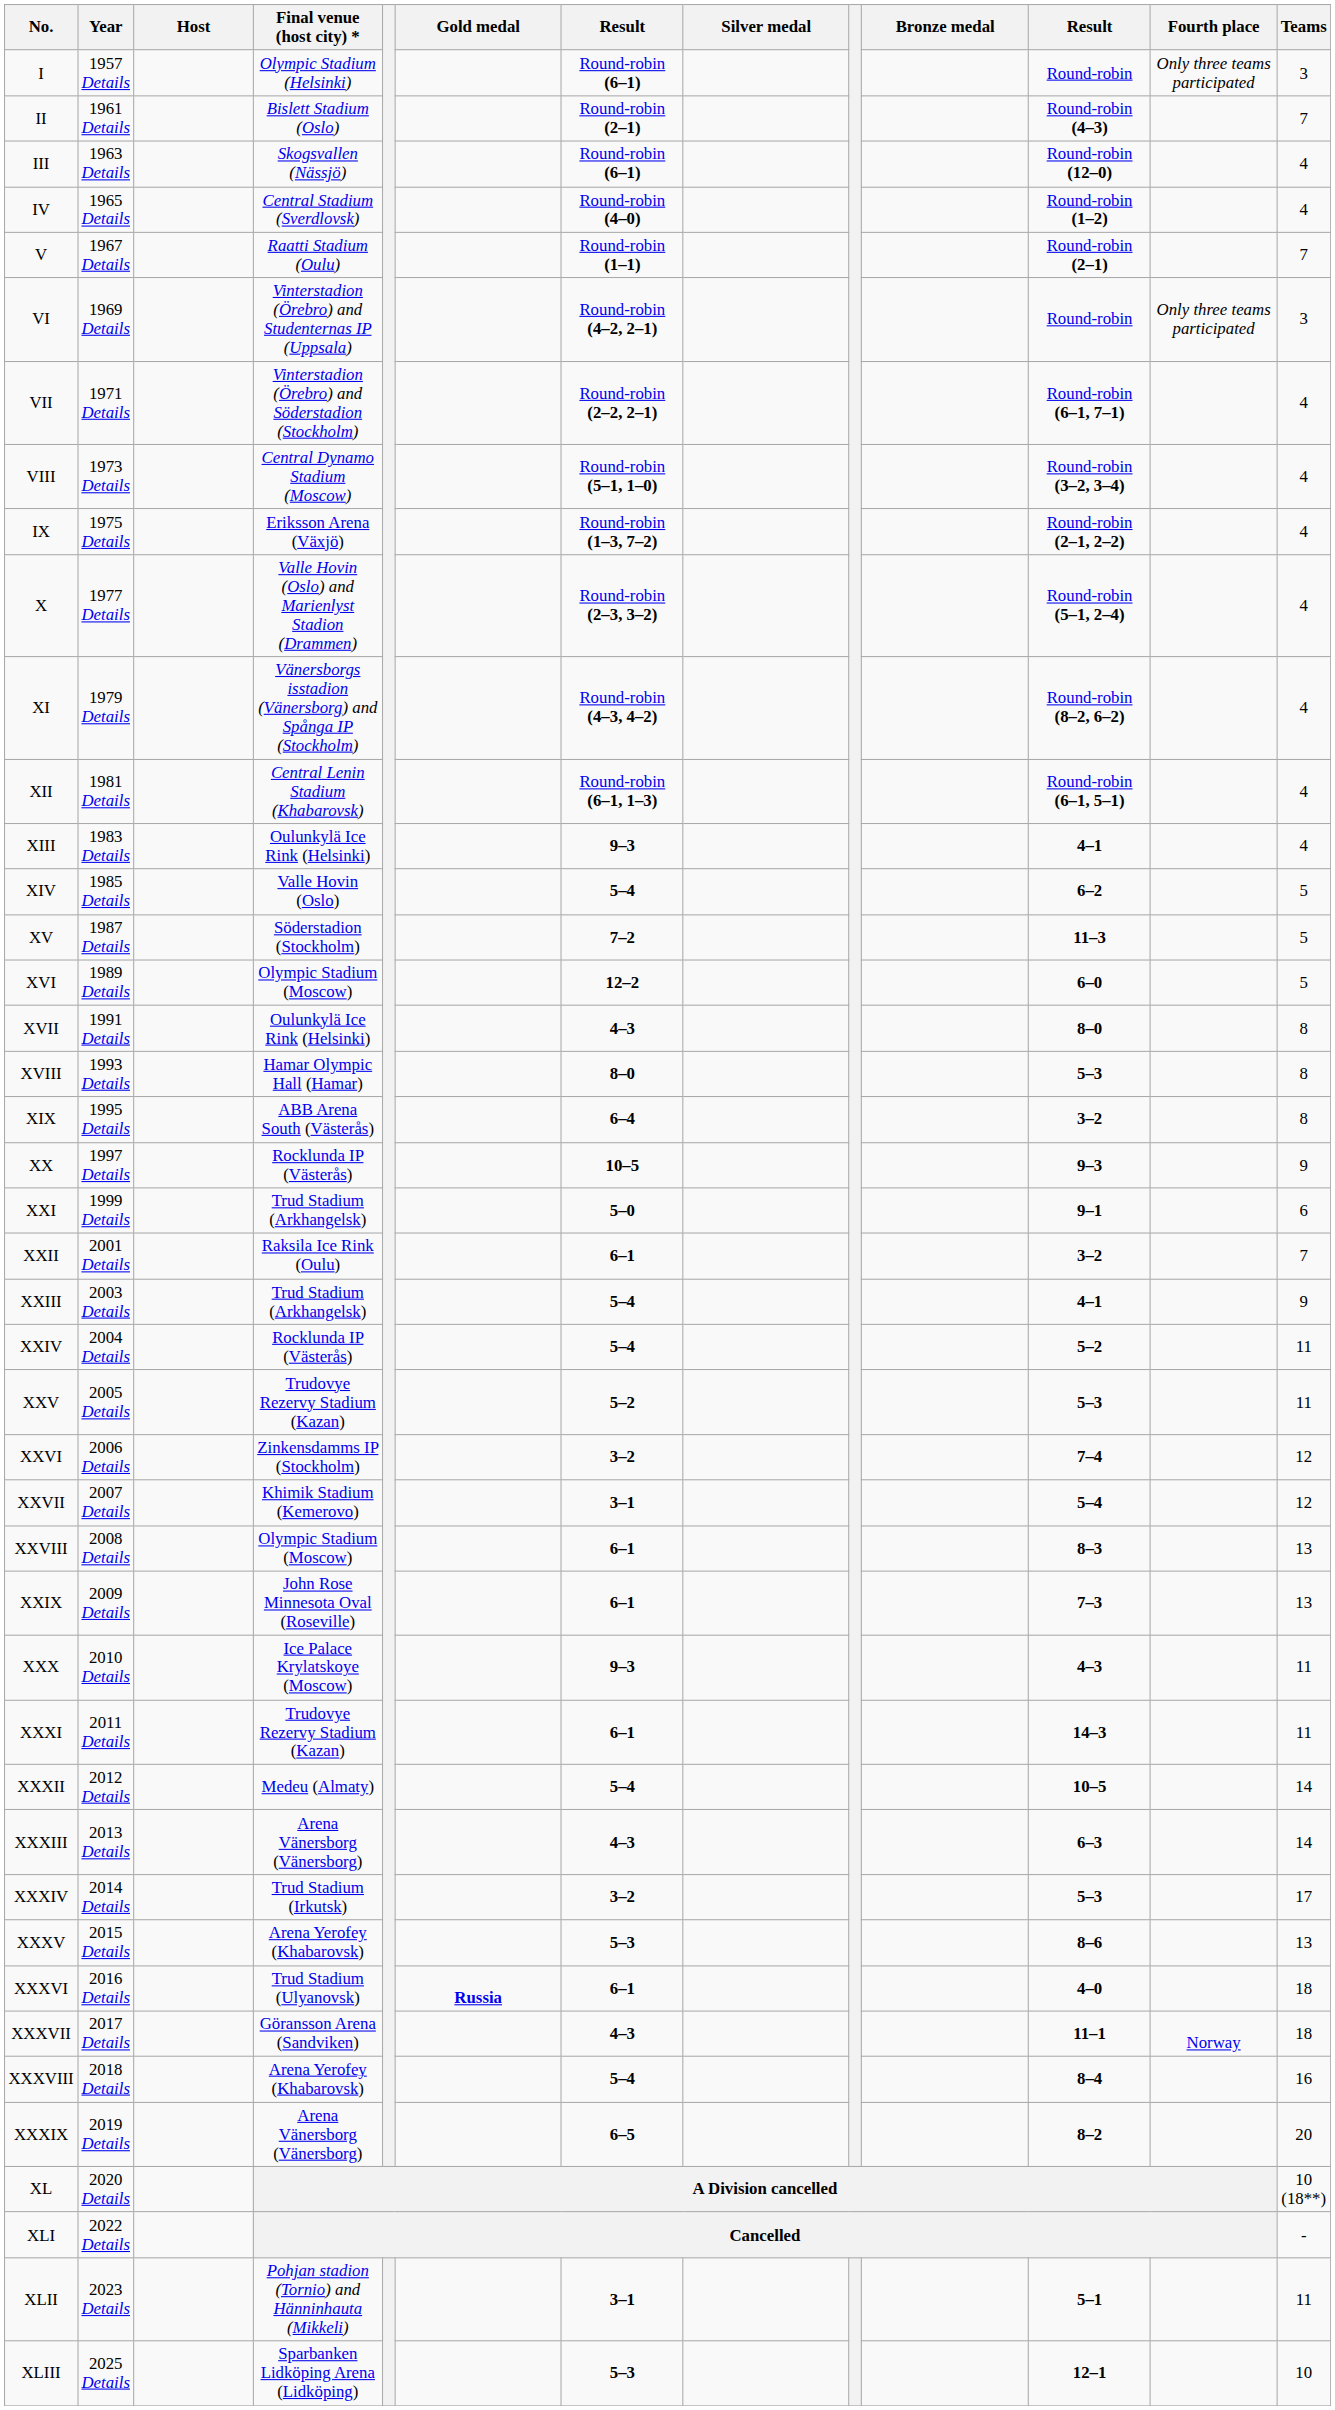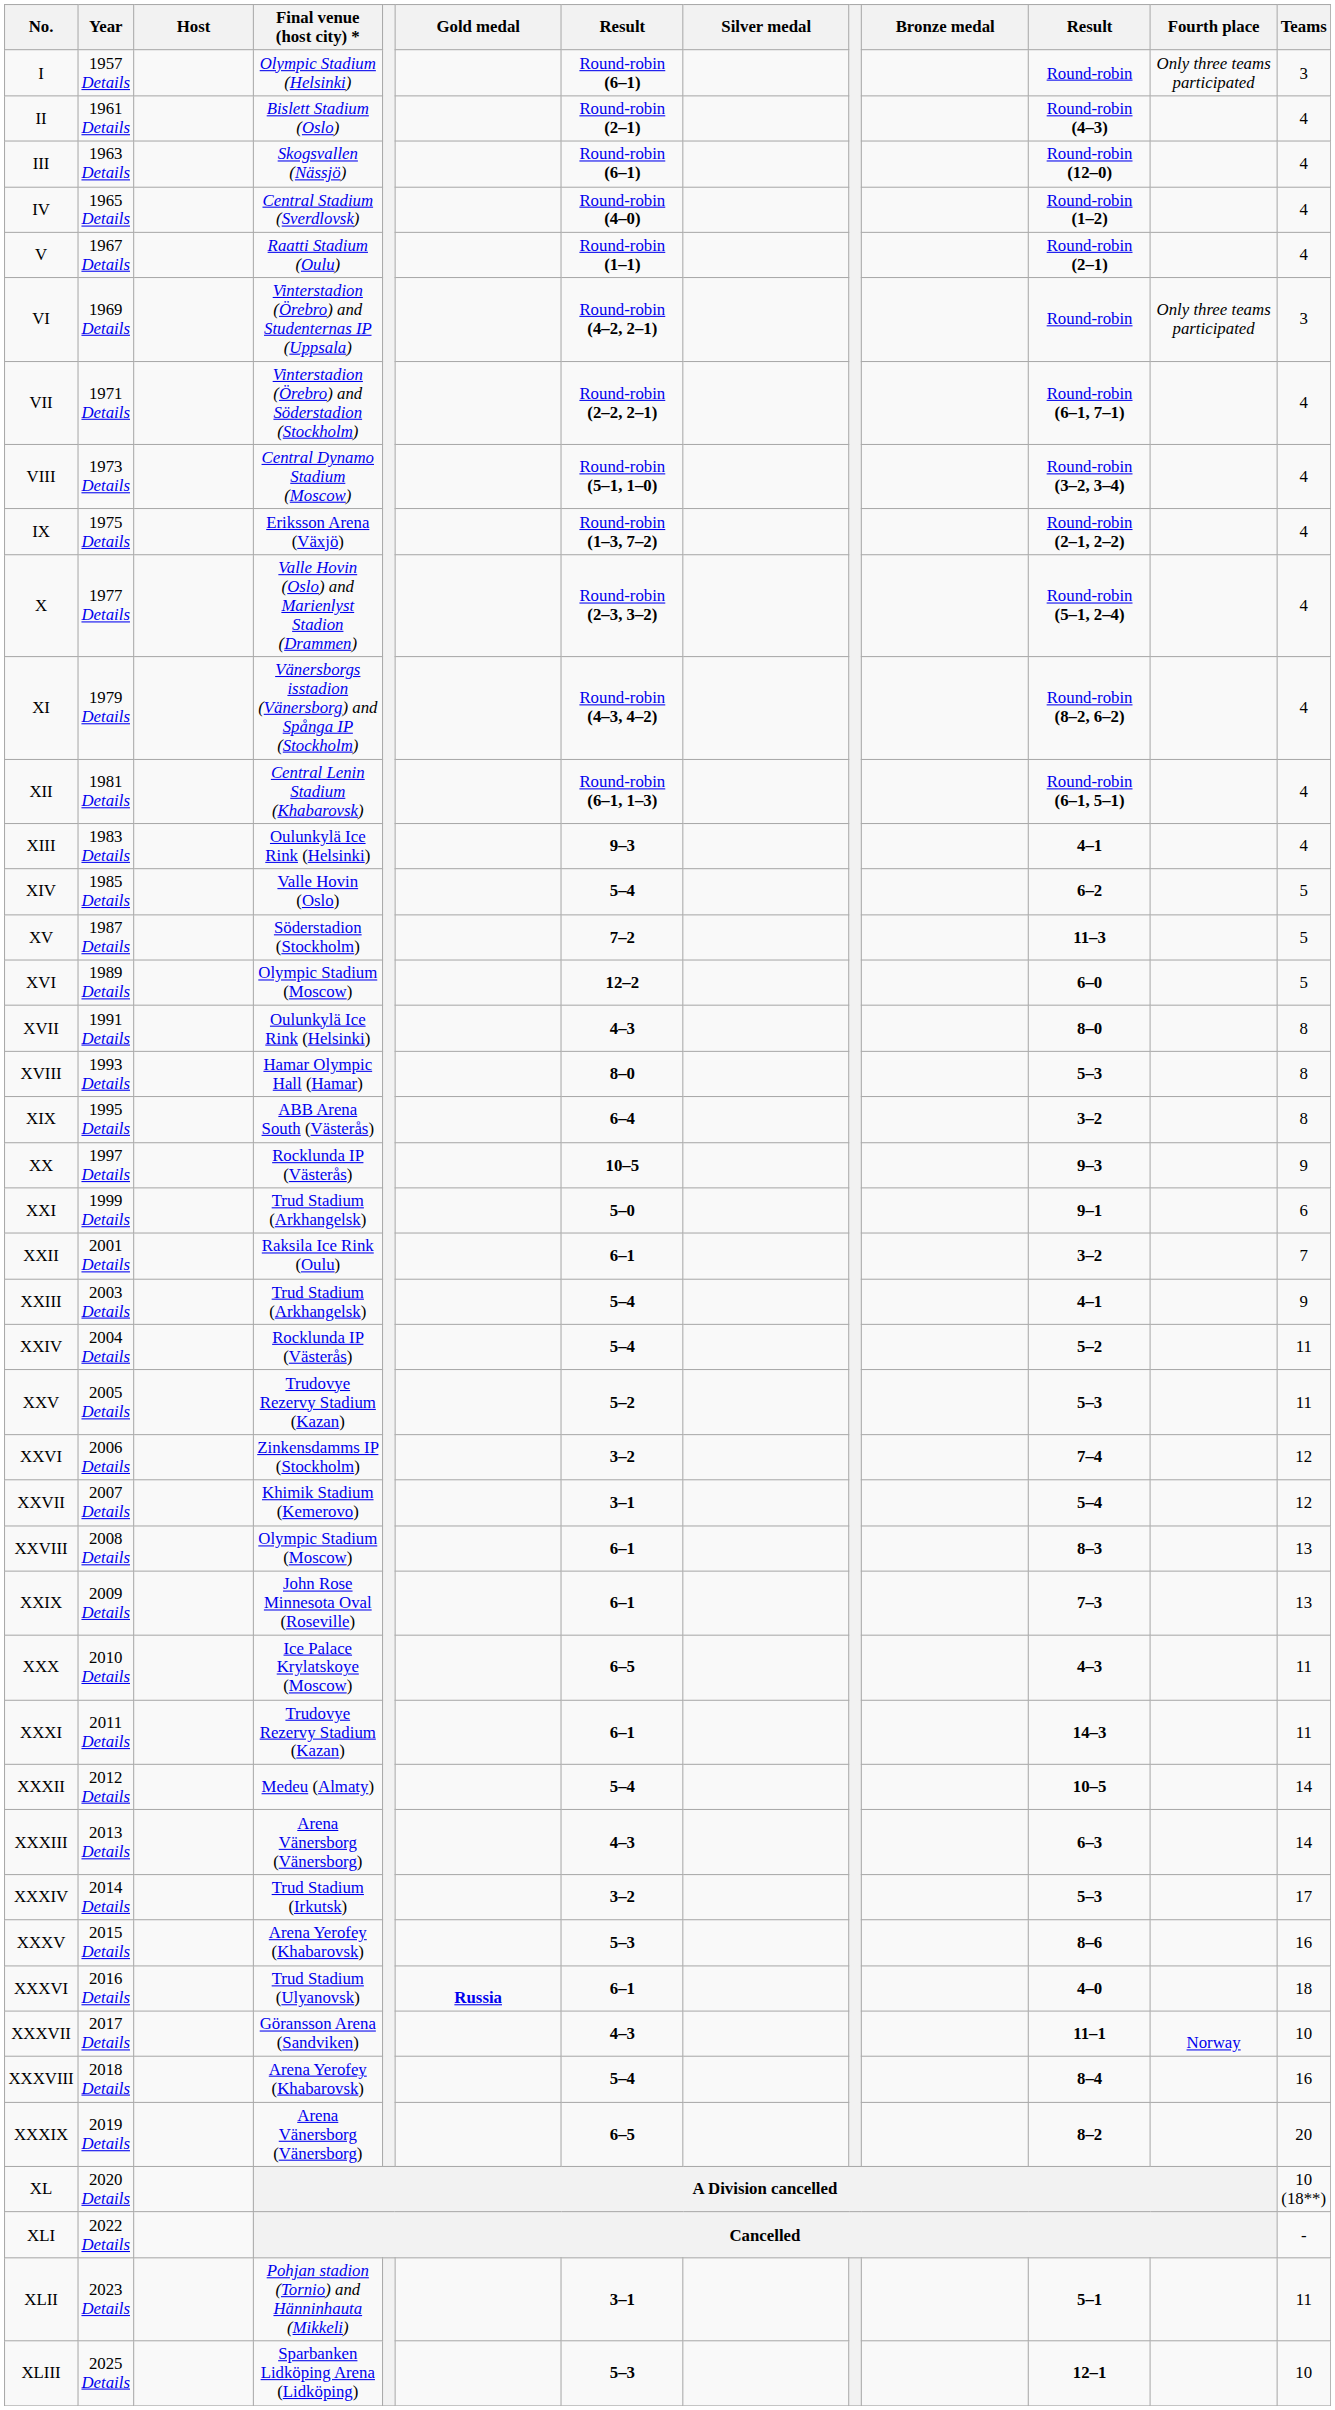(1304, 118) 7 -> (1304, 118) 4
(1304, 254) 7 -> (1304, 254) 4
(622, 1667) 9–3 -> (622, 1667) 6–5
(1304, 1942) 13 -> (1304, 1942) 16
(1304, 2033) 18 -> (1304, 2033) 10
